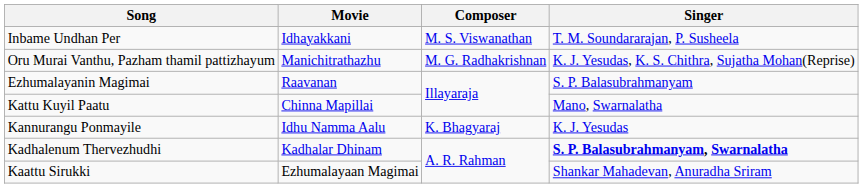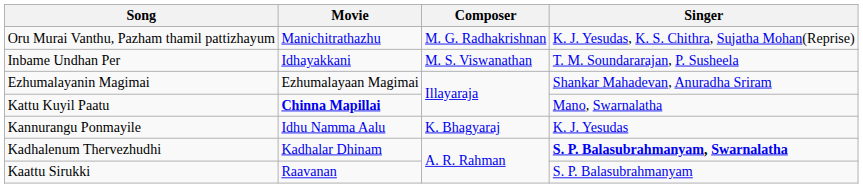rows swapped: (64, 37) <-> (141, 60)
(309, 82) Raavanan -> (350, 82) Ezhumalayaan Magimai
(623, 82) S. P. Balasubrahmanyam -> (662, 82) Shankar Mahadevan, Anuradha Sriram
(327, 104) normal -> (331, 104) bold
(350, 171) Ezhumalayaan Magimai -> (309, 171) Raavanan
(662, 171) Shankar Mahadevan, Anuradha Sriram -> (623, 171) S. P. Balasubrahmanyam
